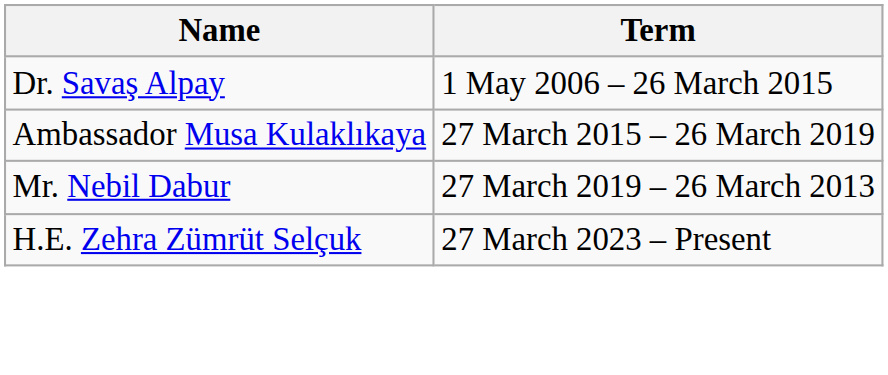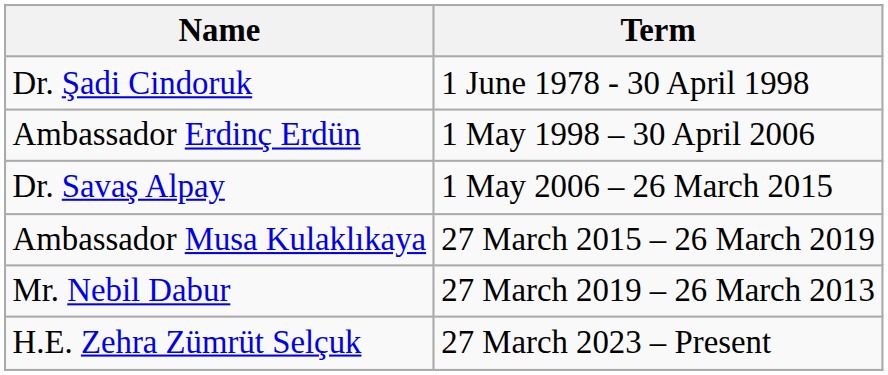+ row: (132, 82)
+ row: (187, 134)
